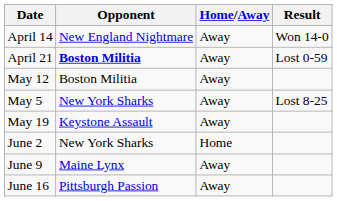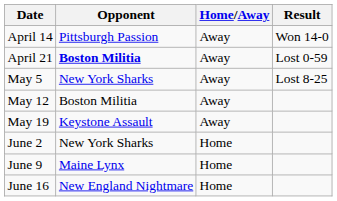(126, 36) New England Nightmare -> (109, 36) Pittsburgh Passion
rows swapped: (25, 100) <-> (28, 79)
(215, 164) Away -> (216, 164) Home
(109, 185) Pittsburgh Passion -> (126, 185) New England Nightmare
(215, 185) Away -> (216, 185) Home
